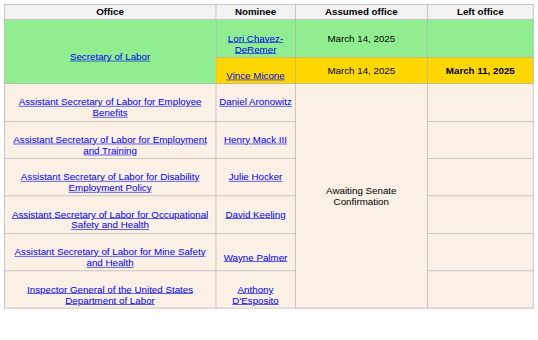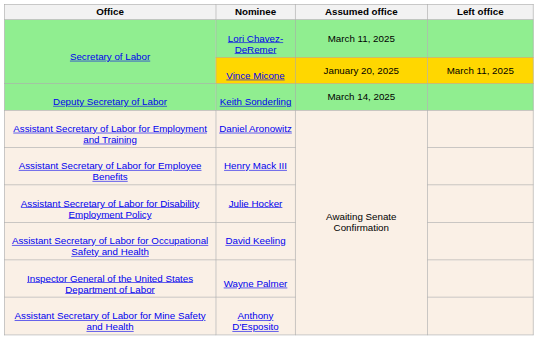(361, 38) March 14, 2025 -> (361, 38) March 11, 2025
(361, 70) March 14, 2025 -> (361, 70) January 20, 2025
(480, 70) bold -> (480, 70) normal
+ row: (256, 102)
(110, 108) Assistant Secretary of Labor for Employee Benefits -> (110, 134) Assistant Secretary of Labor for Employment and Training
(110, 145) Assistant Secretary of Labor for Employment and Training -> (110, 171) Assistant Secretary of Labor for Employee Benefits
(110, 257) Assistant Secretary of Labor for Mine Safety and Health -> (110, 284) Inspector General of the United States Department of Labor
(110, 295) Inspector General of the United States Department of Labor -> (110, 321) Assistant Secretary of Labor for Mine Safety and Health
